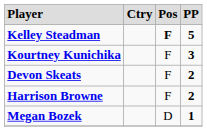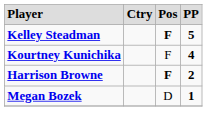(191, 55) 3 -> (191, 55) 4
- row: (44, 75)
(168, 95) normal -> (168, 75) bold
